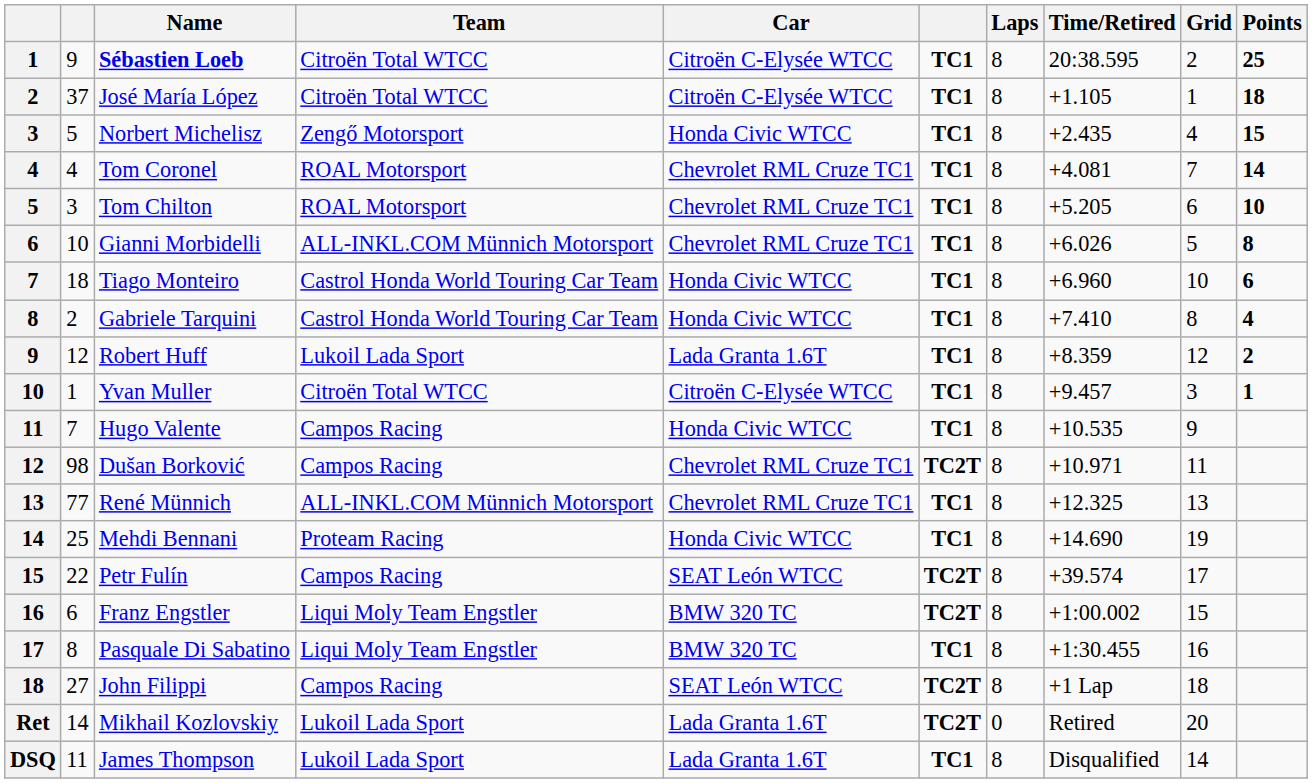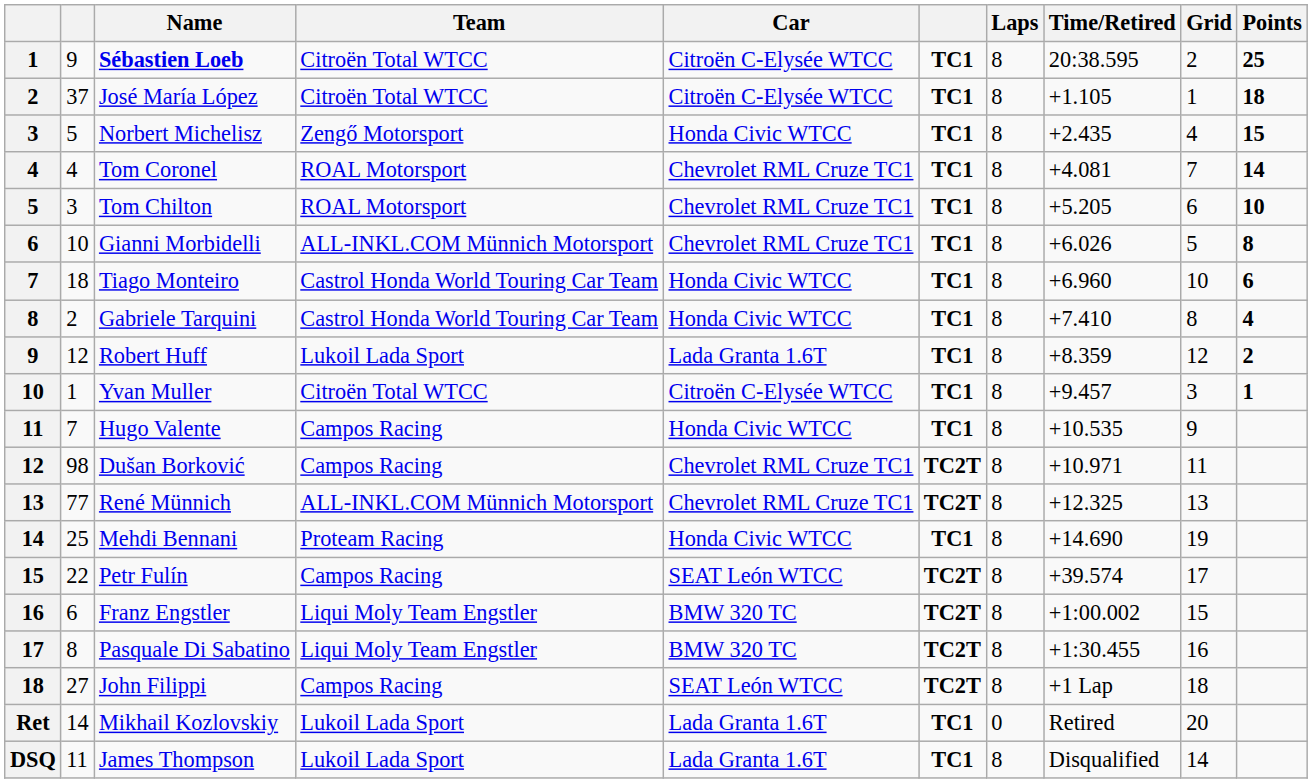(952, 502) TC1 -> (952, 502) TC2T
(952, 649) TC1 -> (952, 649) TC2T
(952, 723) TC2T -> (952, 723) TC1
